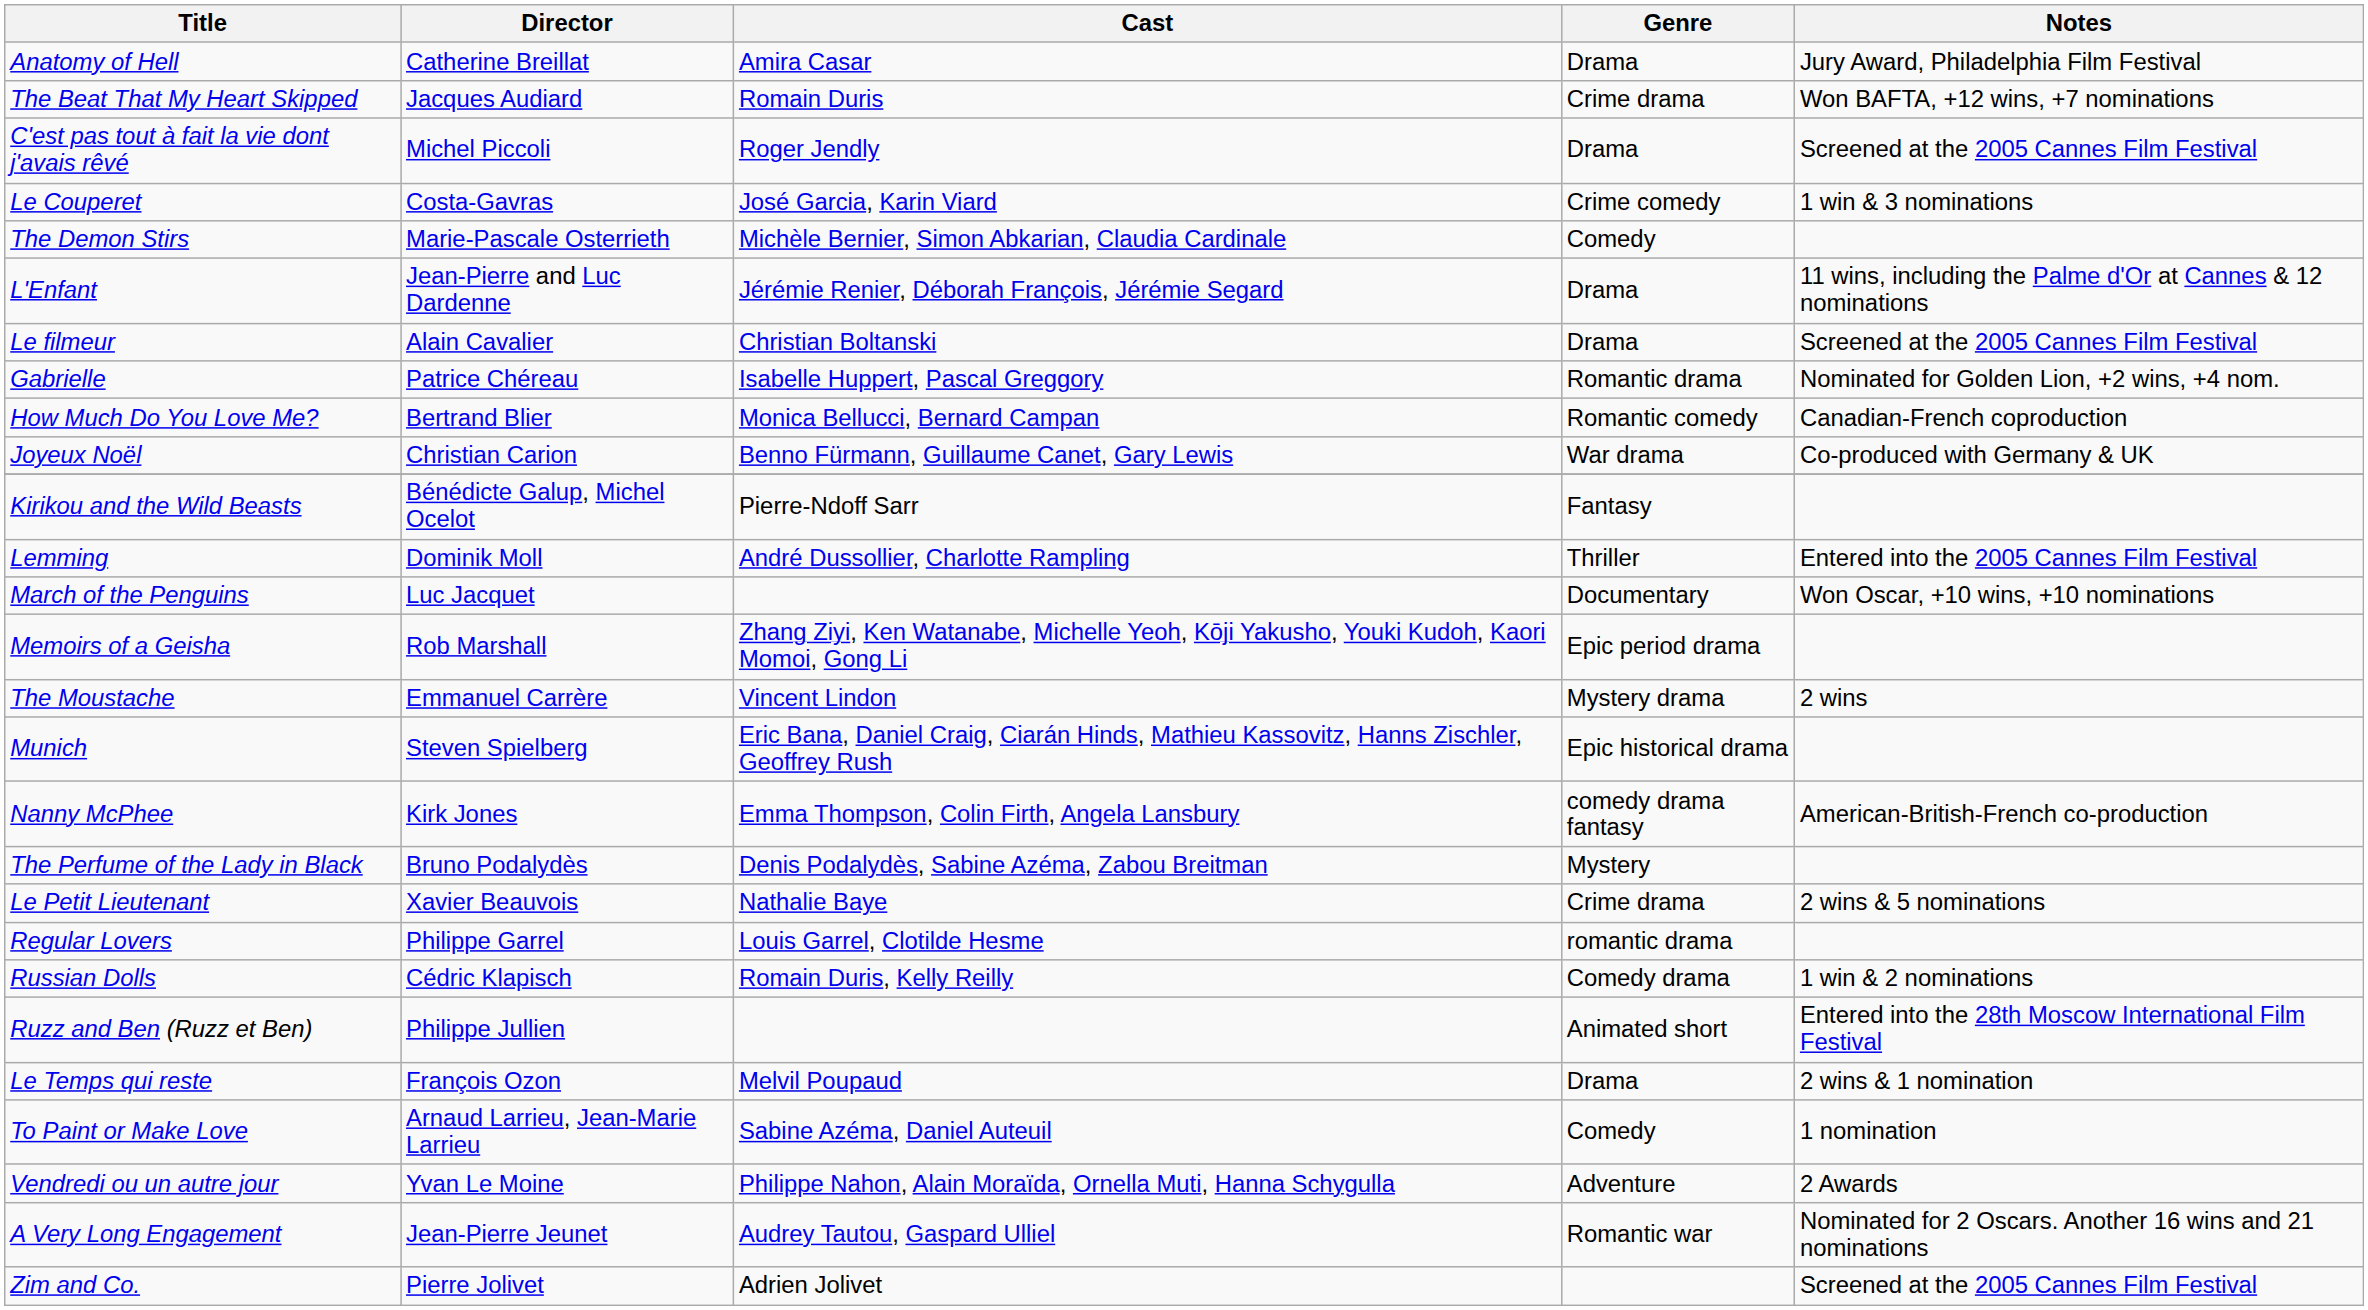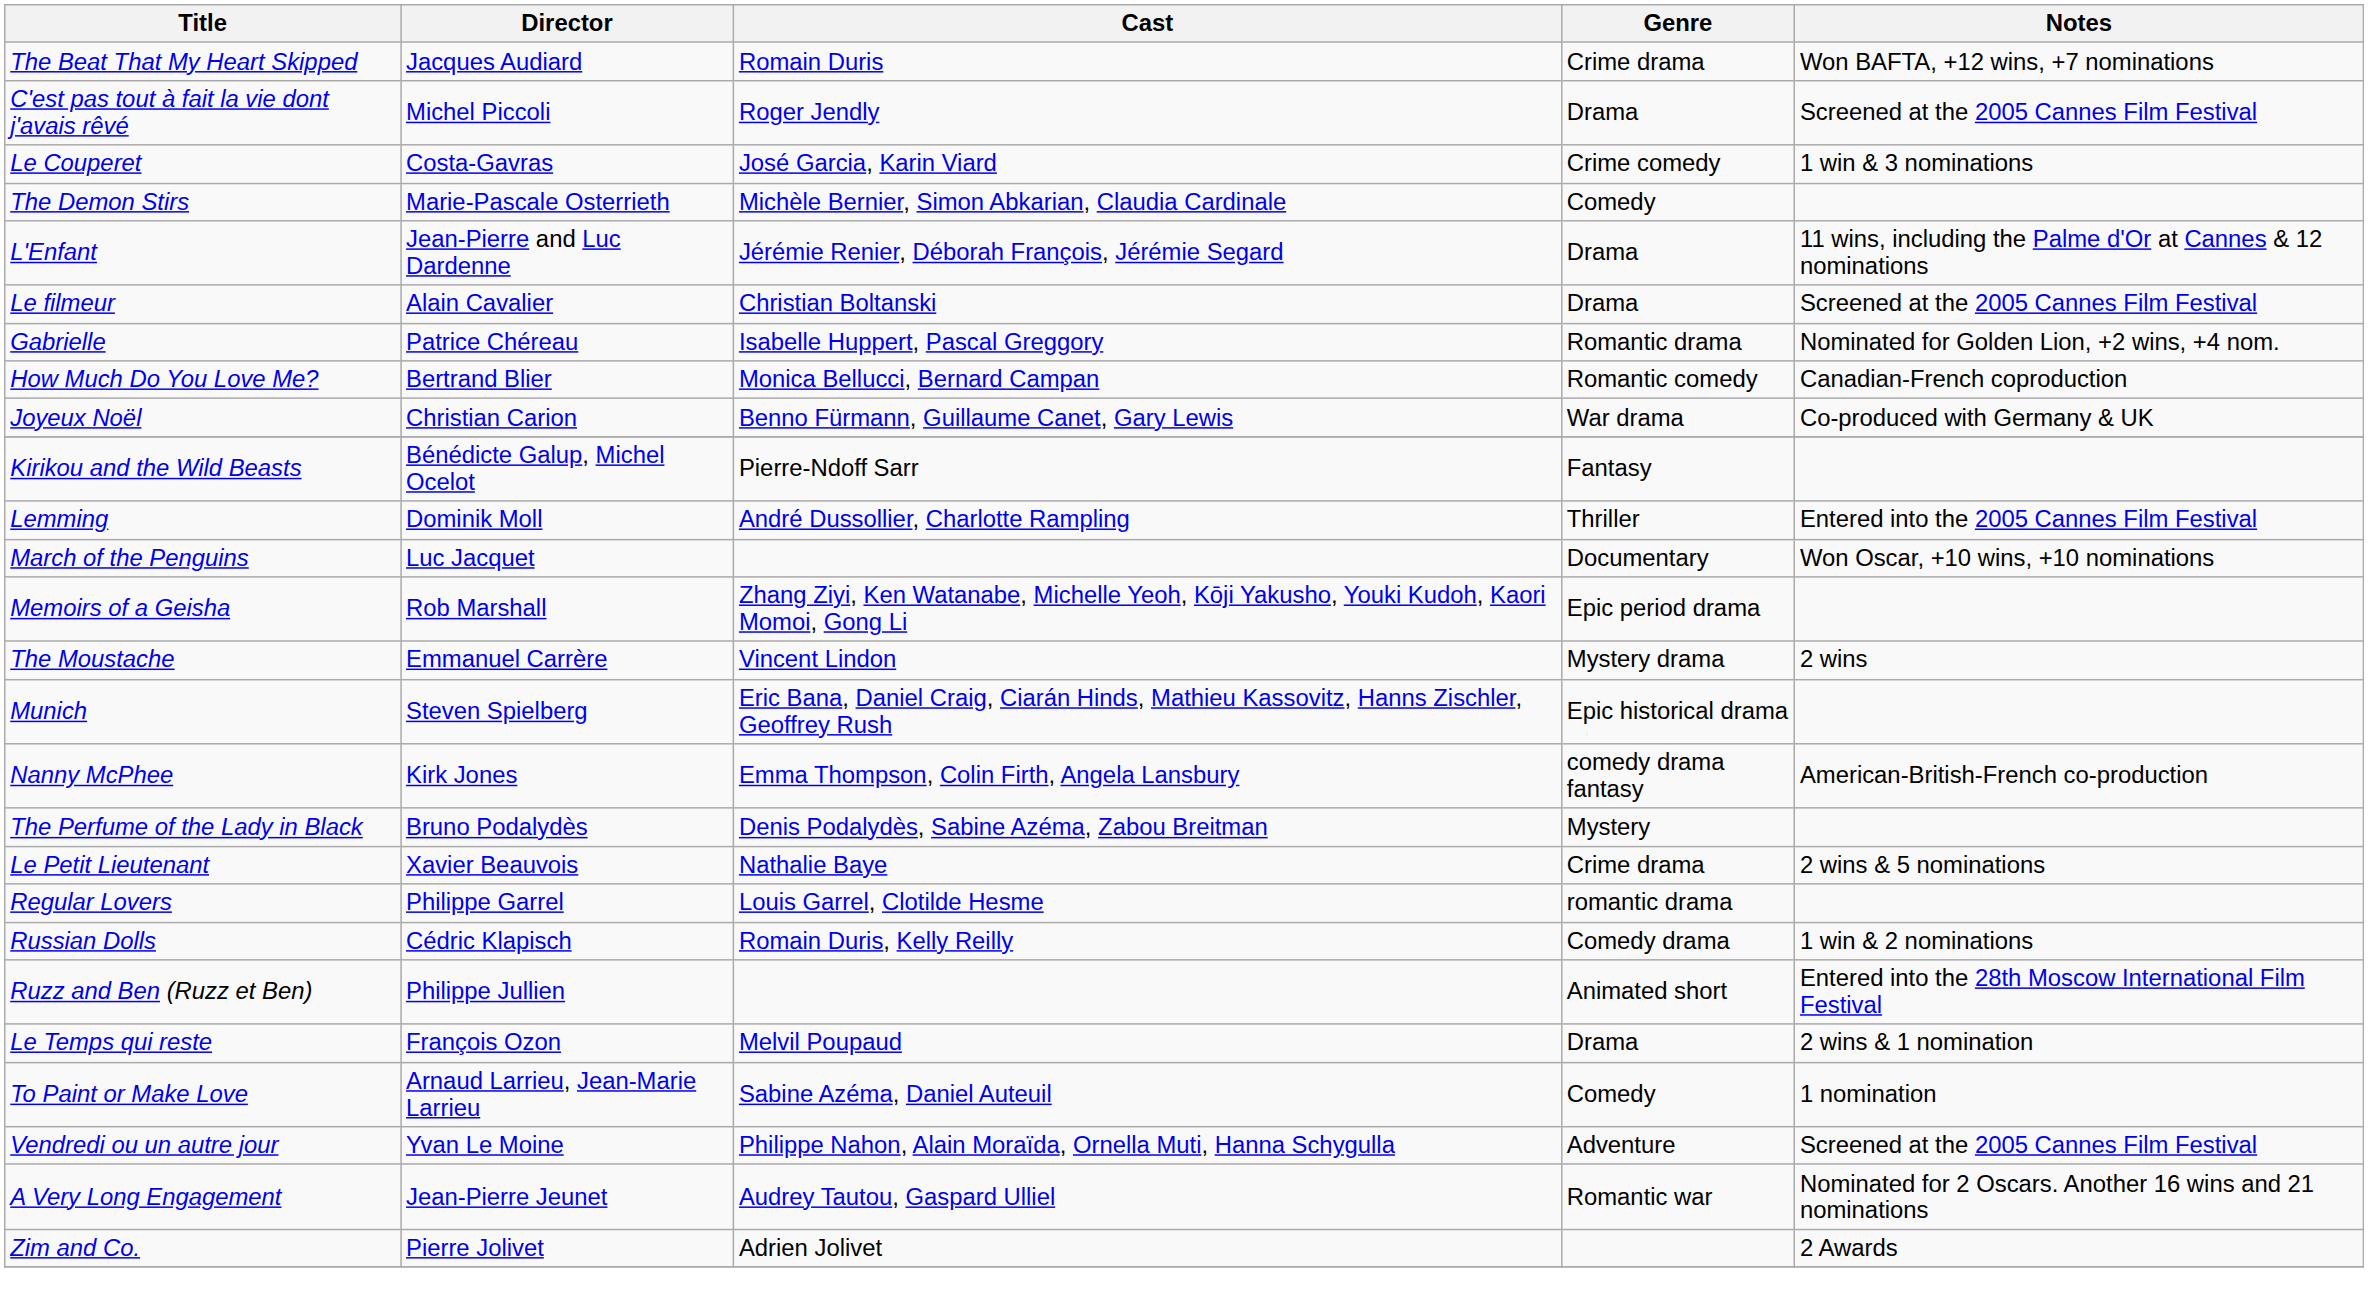- row: (94, 61)
(1849, 1183) 2 Awards -> (2029, 1145) Screened at the 2005 Cannes Film Festival
(2029, 1285) Screened at the 2005 Cannes Film Festival -> (1849, 1247) 2 Awards
